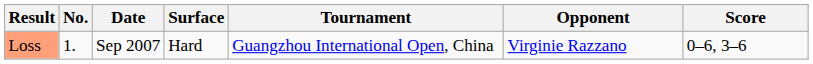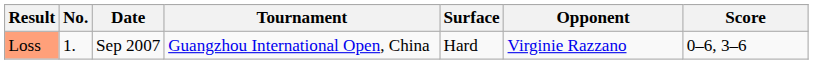columns swapped: (366, 18) <-> (196, 18)
